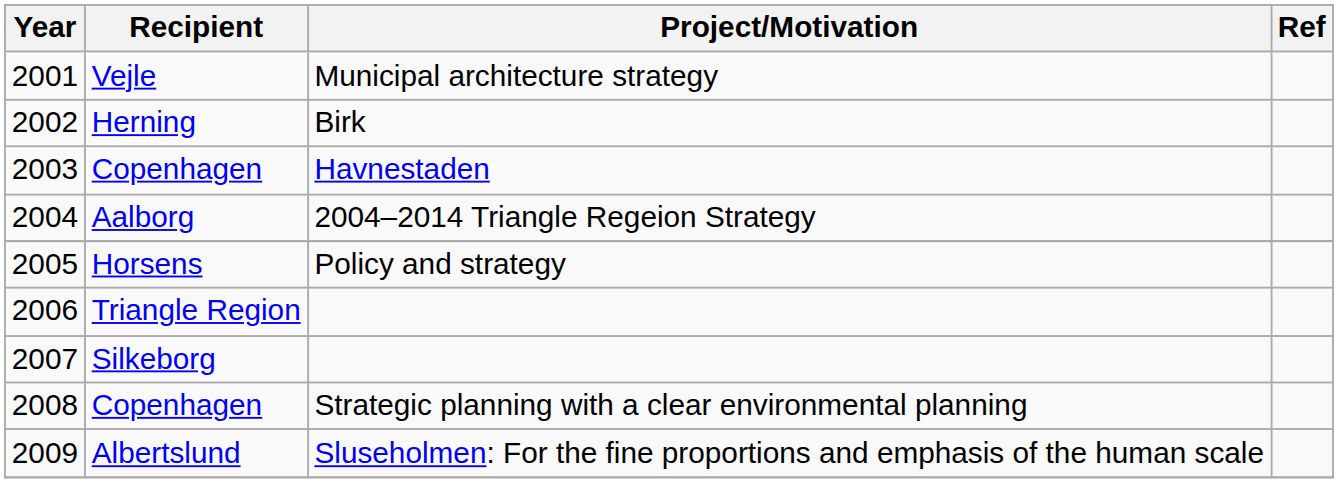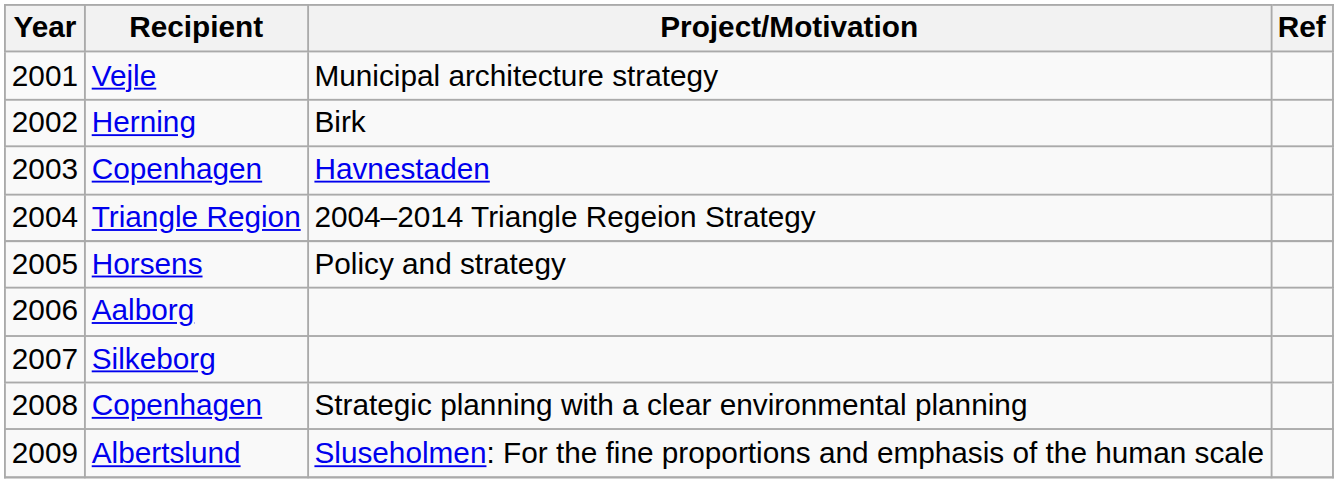(143, 216) Aalborg -> (196, 216) Triangle Region
(196, 311) Triangle Region -> (143, 311) Aalborg
